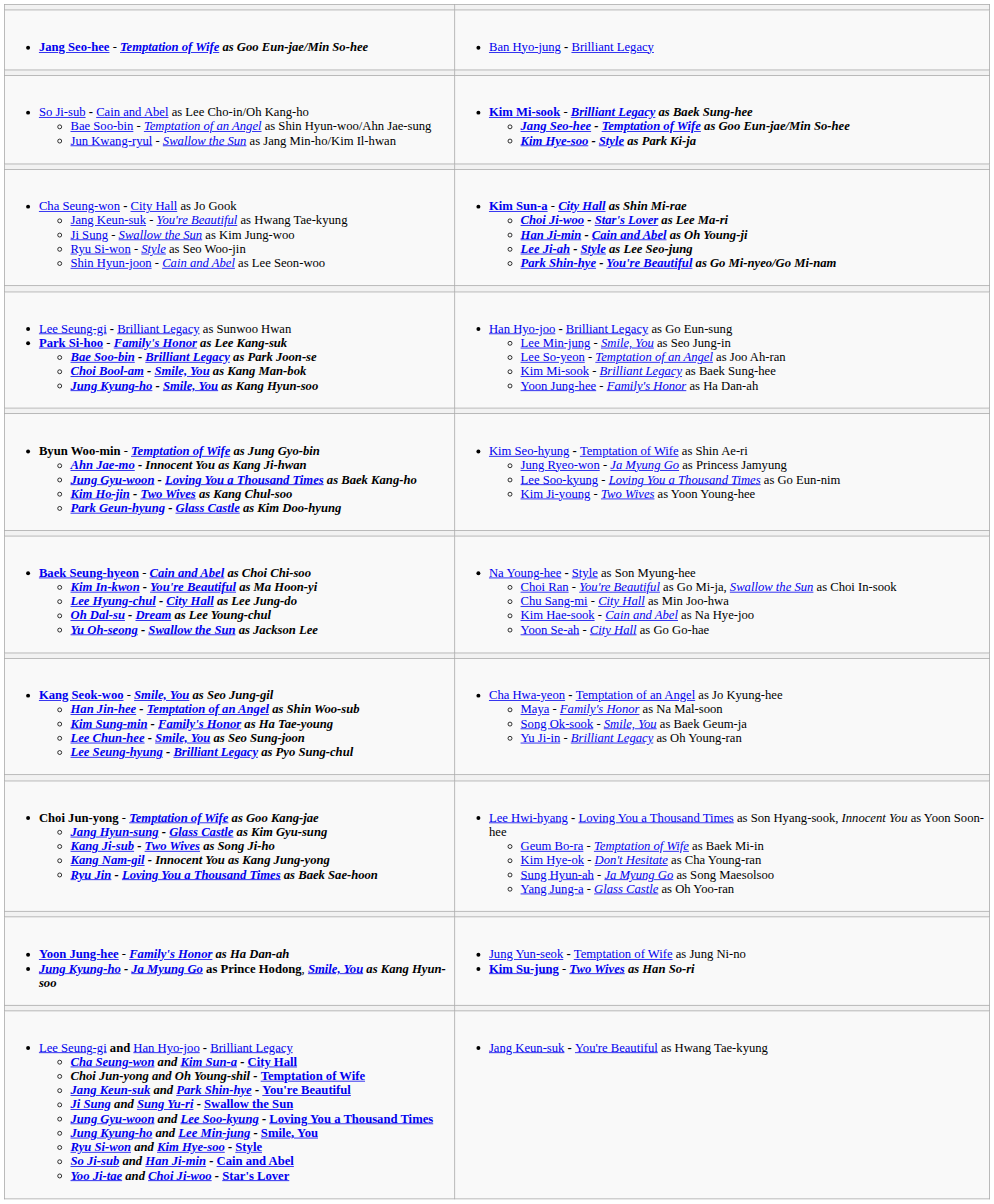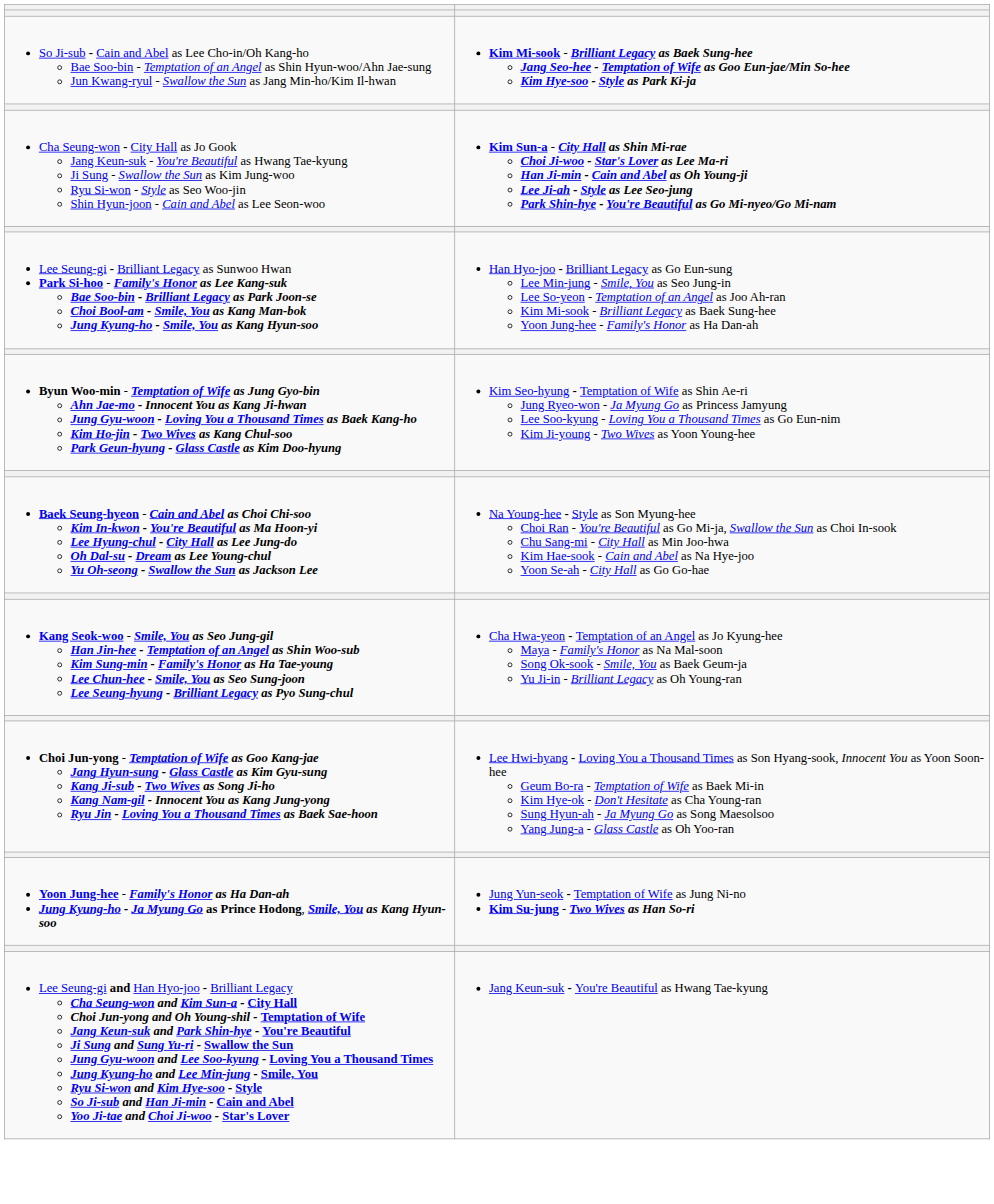- row: (229, 47)
